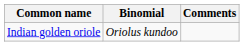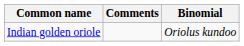columns swapped: (142, 13) <-> (210, 13)
